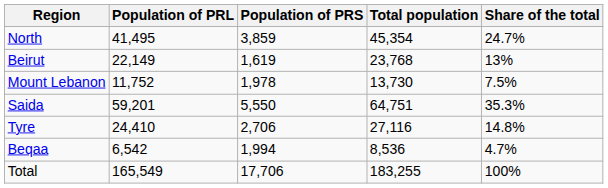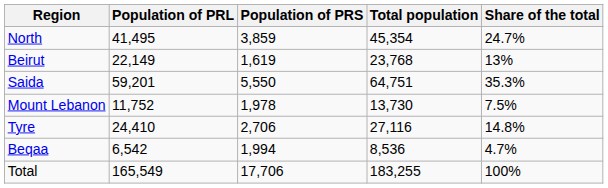rows swapped: (57, 82) <-> (26, 104)
